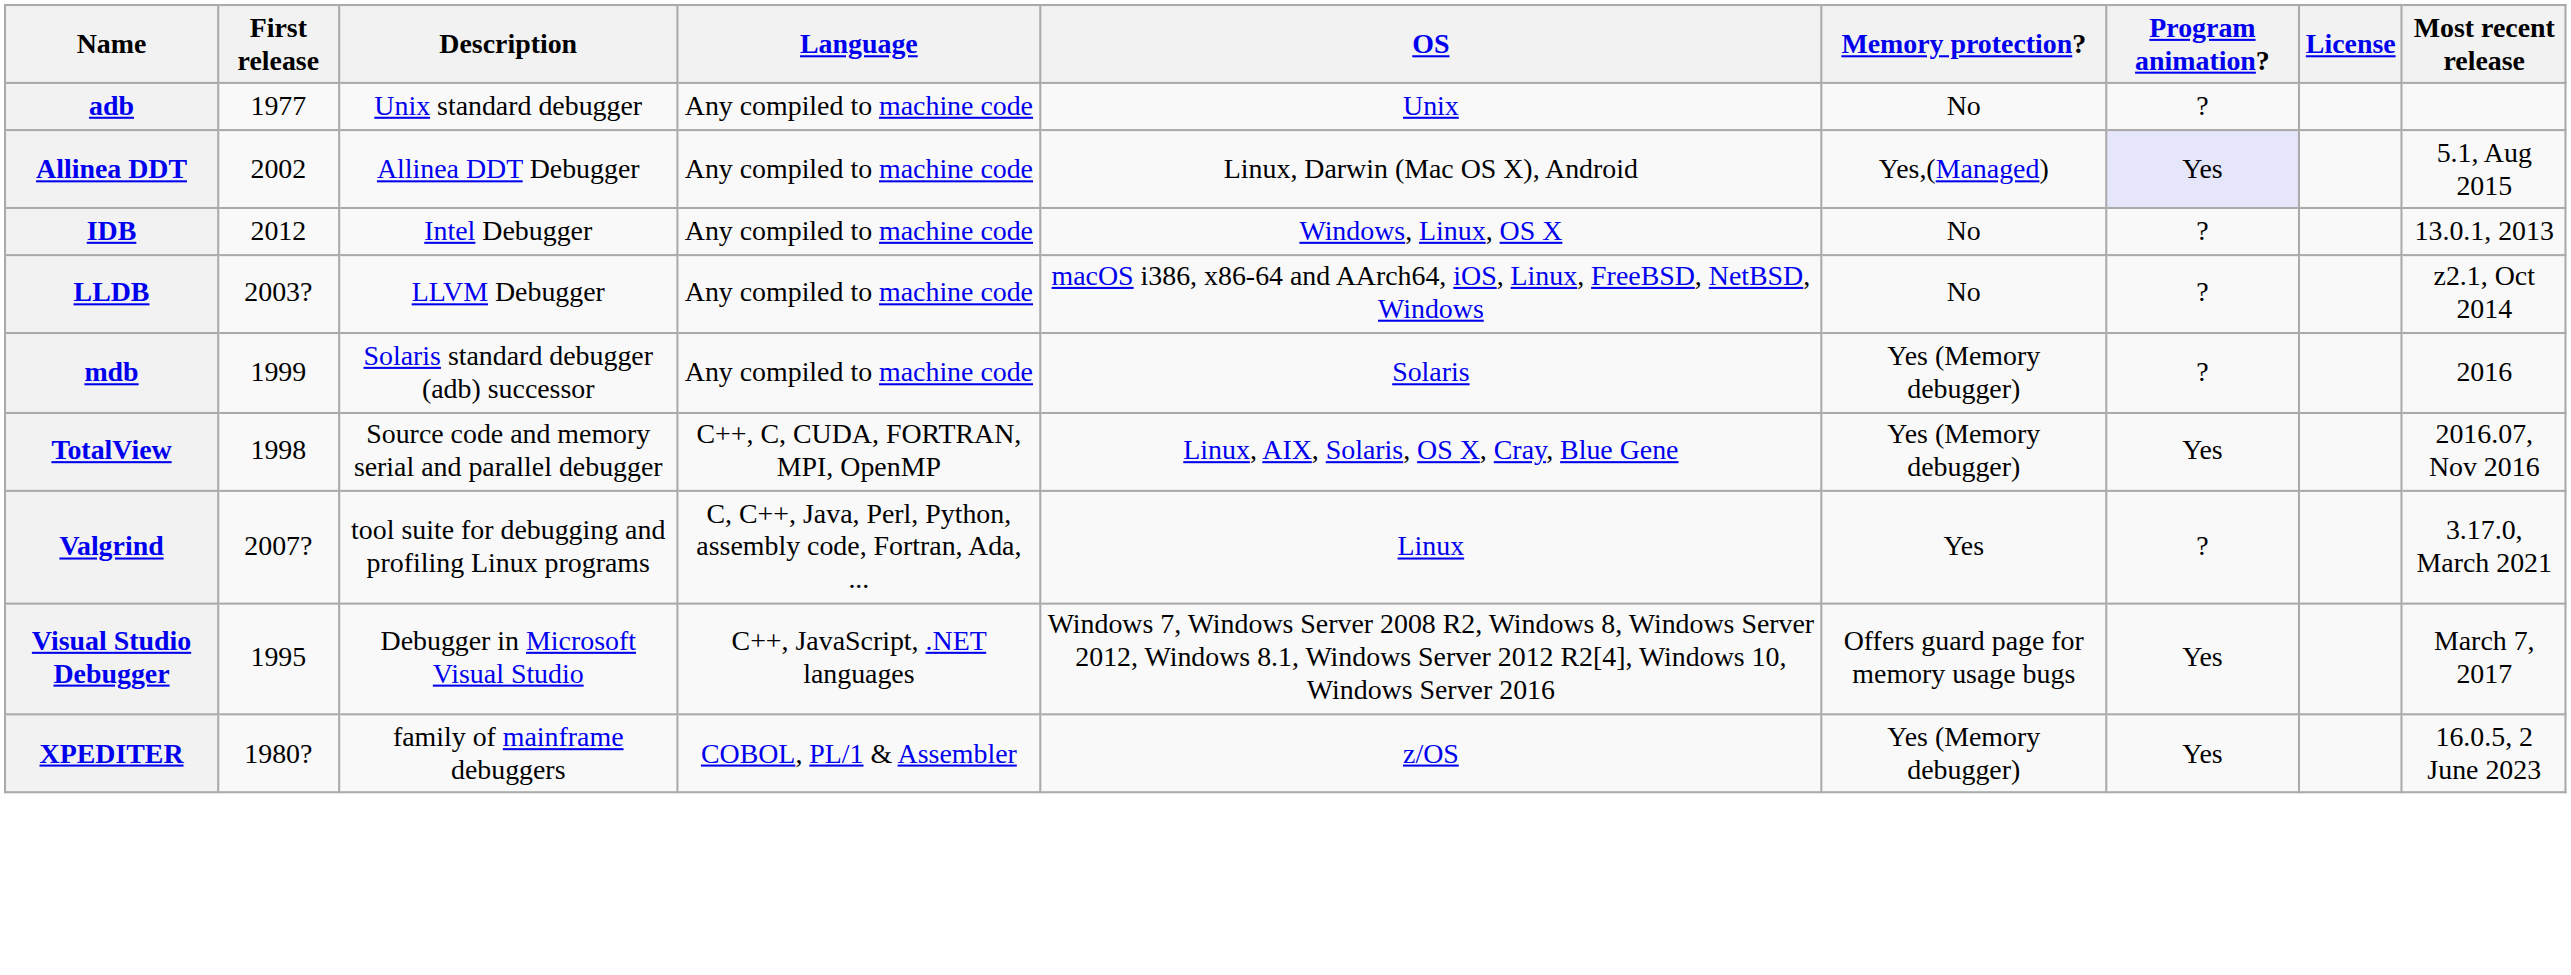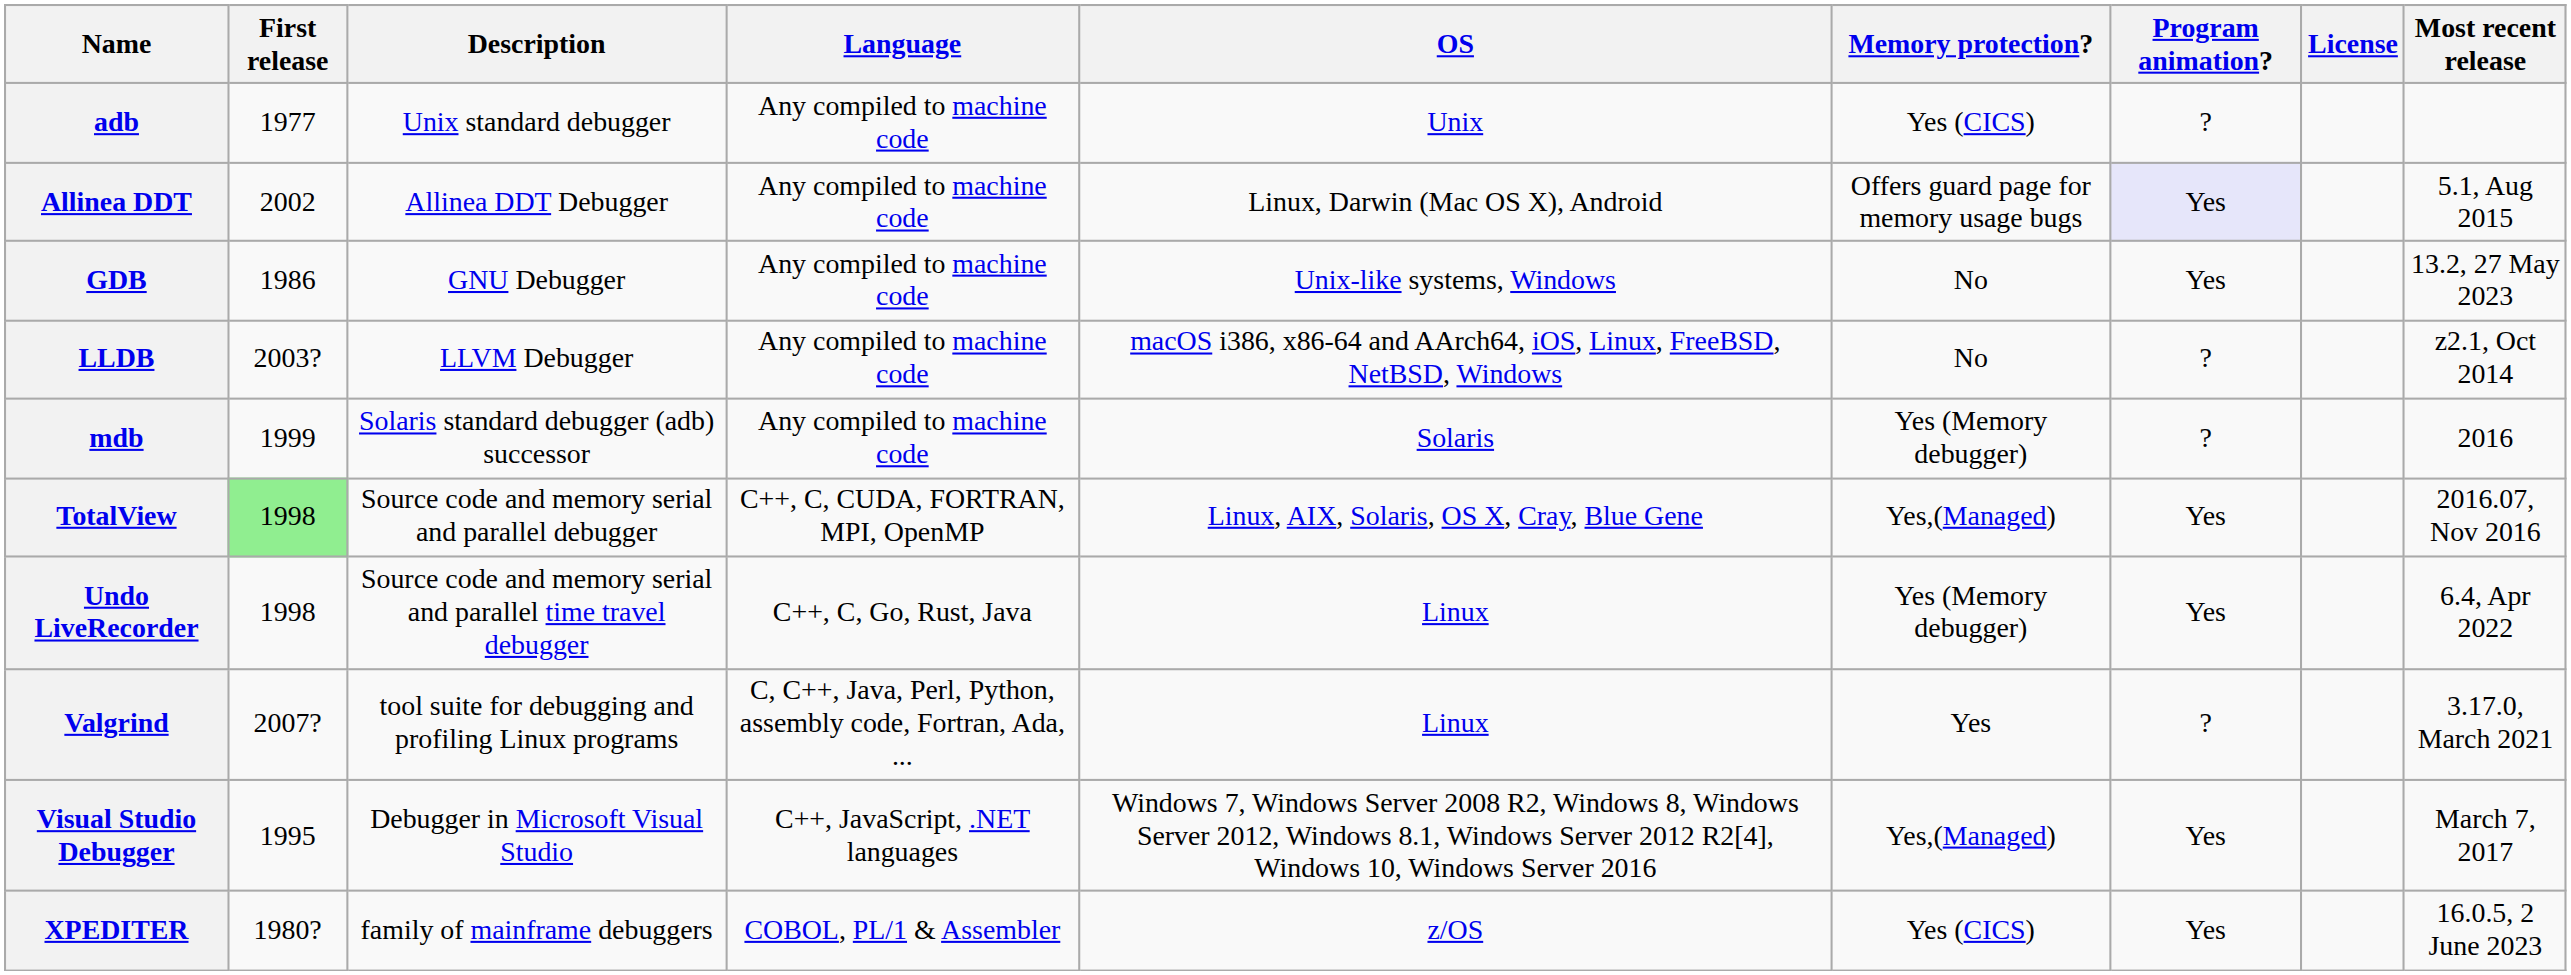(1964, 105) No -> (1971, 122) Yes (CICS)
(1964, 168) Yes,(Managed) -> (1971, 201) Offers guard page for memory usage bugs
+ row: (116, 279)
- row: (112, 230)
(278, 450) no background -> (288, 516) lightgreen background
(1964, 450) Yes (Memory debugger) -> (1971, 516) Yes,(Managed)
+ row: (116, 611)
(1964, 657) Offers guard page for memory usage bugs -> (1971, 834) Yes,(Managed)
(1964, 752) Yes (Memory debugger) -> (1971, 929) Yes (CICS)
